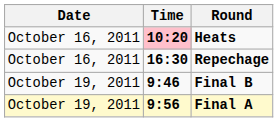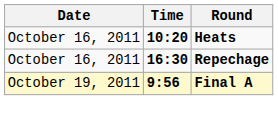(167, 38) pink background -> (167, 38) no background
- row: (224, 83)
